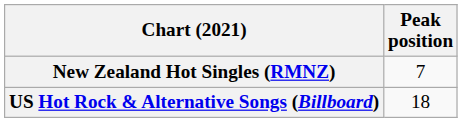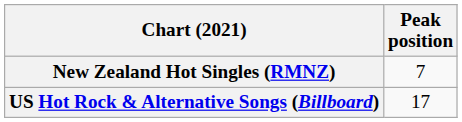(421, 102) 18 -> (421, 102) 17
